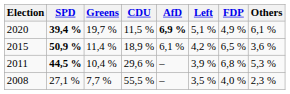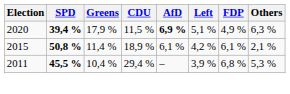(102, 30) 19,7 % -> (102, 30) 17,9 %
(263, 30) 6,1 % -> (263, 30) 6,3 %
(65, 47) 50,9 % -> (65, 47) 50,8 %
(233, 47) 6,5 % -> (233, 47) 6,1 %
(263, 47) 3,6 % -> (263, 47) 2,1 %
(65, 64) 44,5 % -> (65, 64) 45,5 %
(139, 64) 29,6 % -> (139, 64) 29,4 %
- row: (18, 81)
